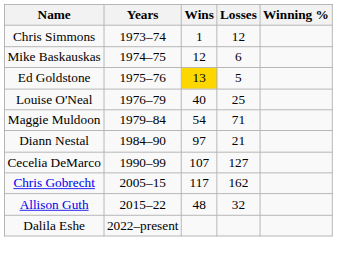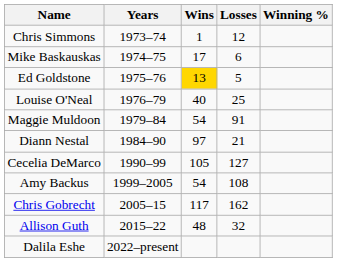(199, 57) 12 -> (199, 57) 17
(238, 120) 71 -> (238, 120) 91
(199, 162) 107 -> (199, 162) 105
+ row: (54, 183)
